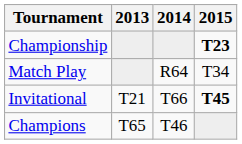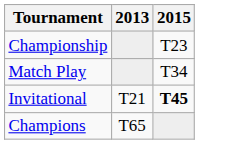- column: (174, 17)
(216, 44) bold -> (174, 44) normal
